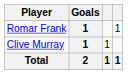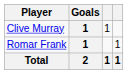rows swapped: (37, 28) <-> (35, 45)
